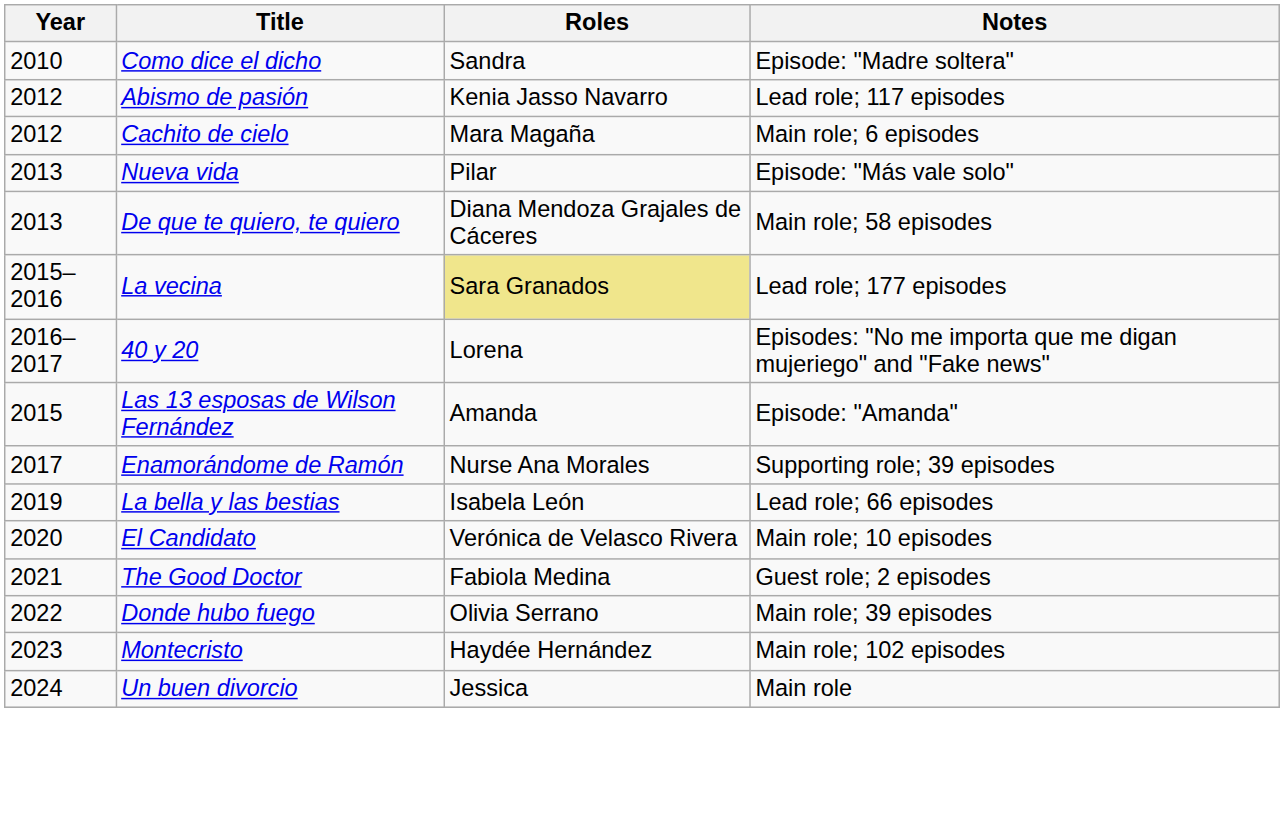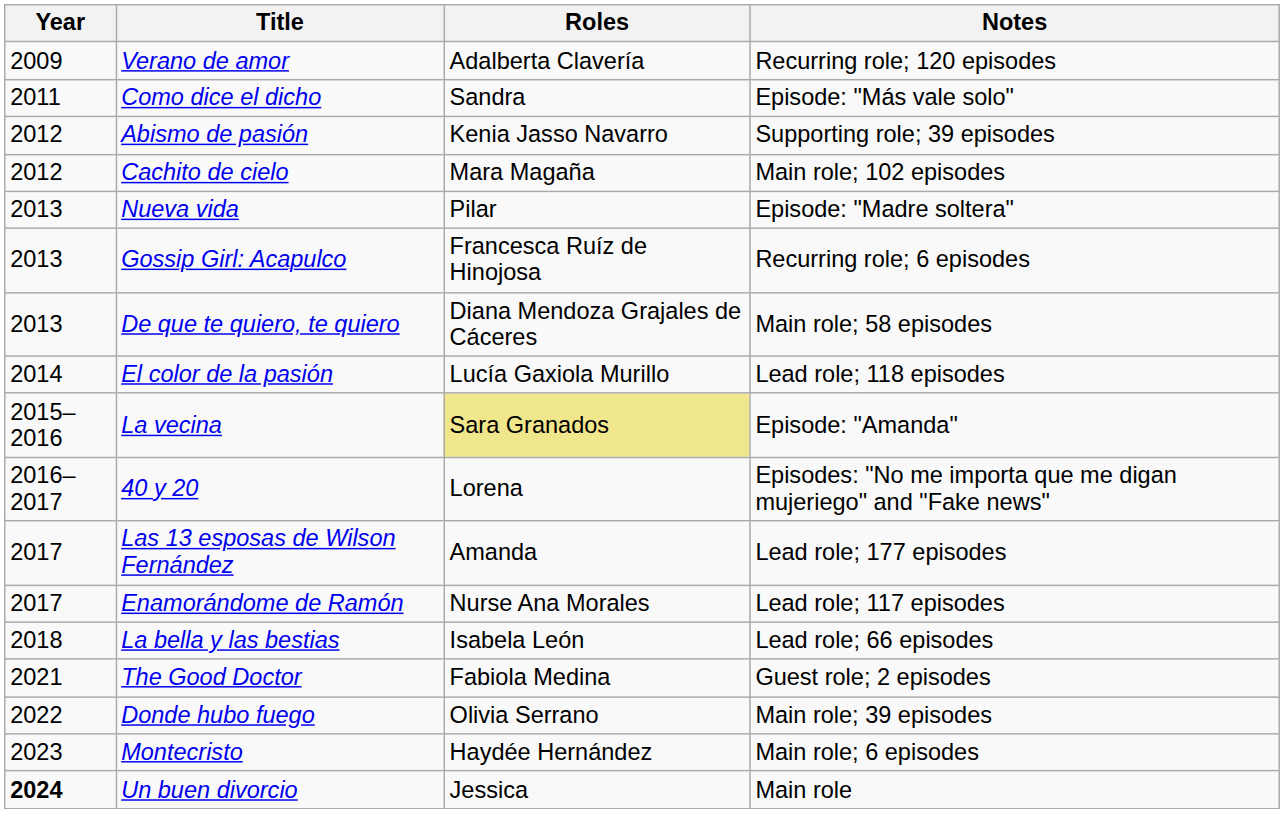+ row: (205, 60)
(36, 60) 2010 -> (35, 97) 2011
(885, 60) Episode: "Madre soltera" -> (885, 97) Episode: "Más vale solo"
(880, 97) Lead role; 117 episodes -> (905, 135) Supporting role; 39 episodes
(867, 135) Main role; 6 episodes -> (880, 172) Main role; 102 episodes
(885, 172) Episode: "Más vale solo" -> (885, 209) Episode: "Madre soltera"
+ row: (234, 260)
+ row: (227, 374)
(881, 286) Lead role; 177 episodes -> (857, 425) Episode: "Amanda"
(36, 414) 2015 -> (36, 552) 2017
(857, 414) Episode: "Amanda" -> (881, 552) Lead role; 177 episodes
(905, 464) Supporting role; 39 episodes -> (880, 603) Lead role; 117 episodes
(36, 502) 2019 -> (36, 640) 2018
- row: (189, 539)
(880, 651) Main role; 102 episodes -> (867, 752) Main role; 6 episodes
(36, 688) normal -> (36, 789) bold
